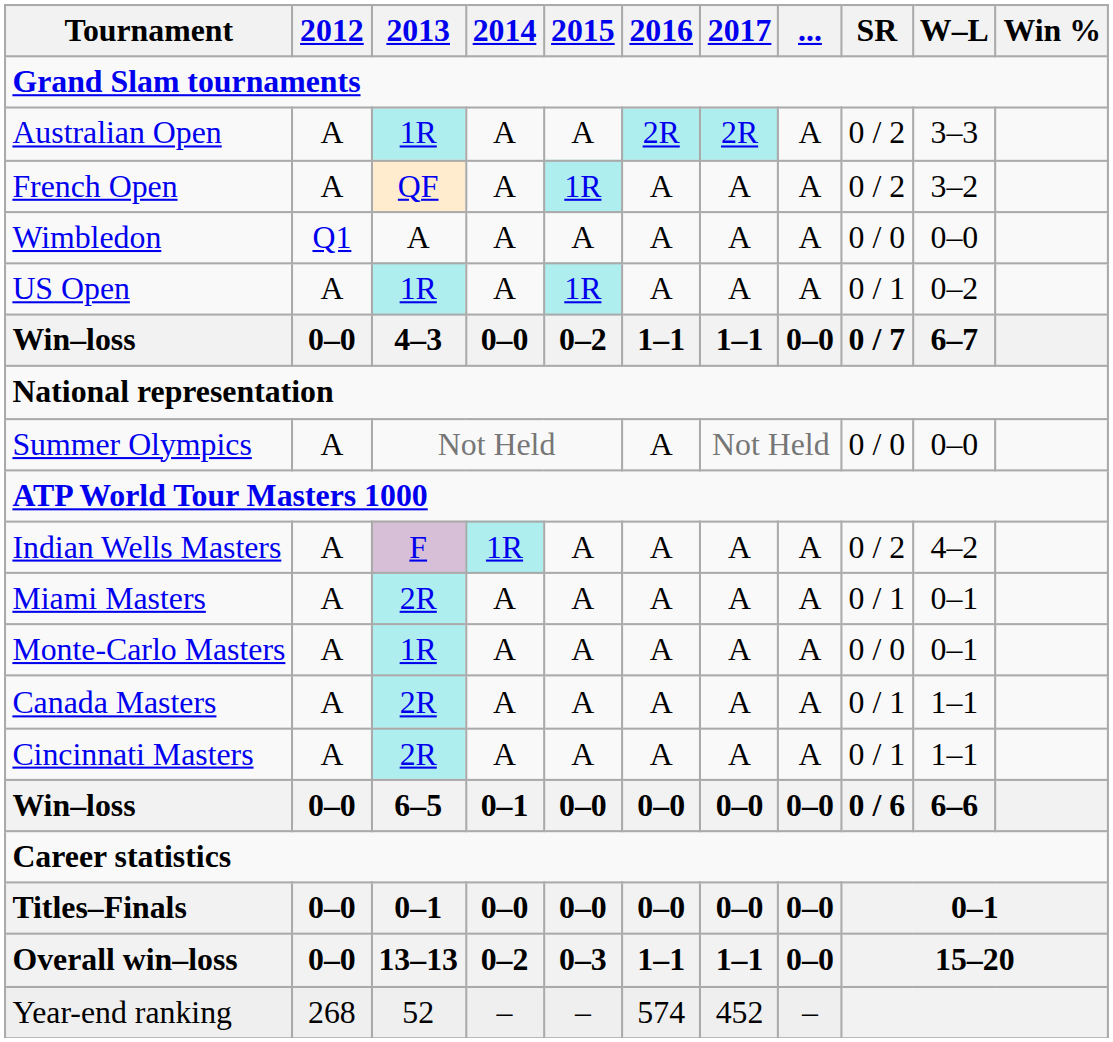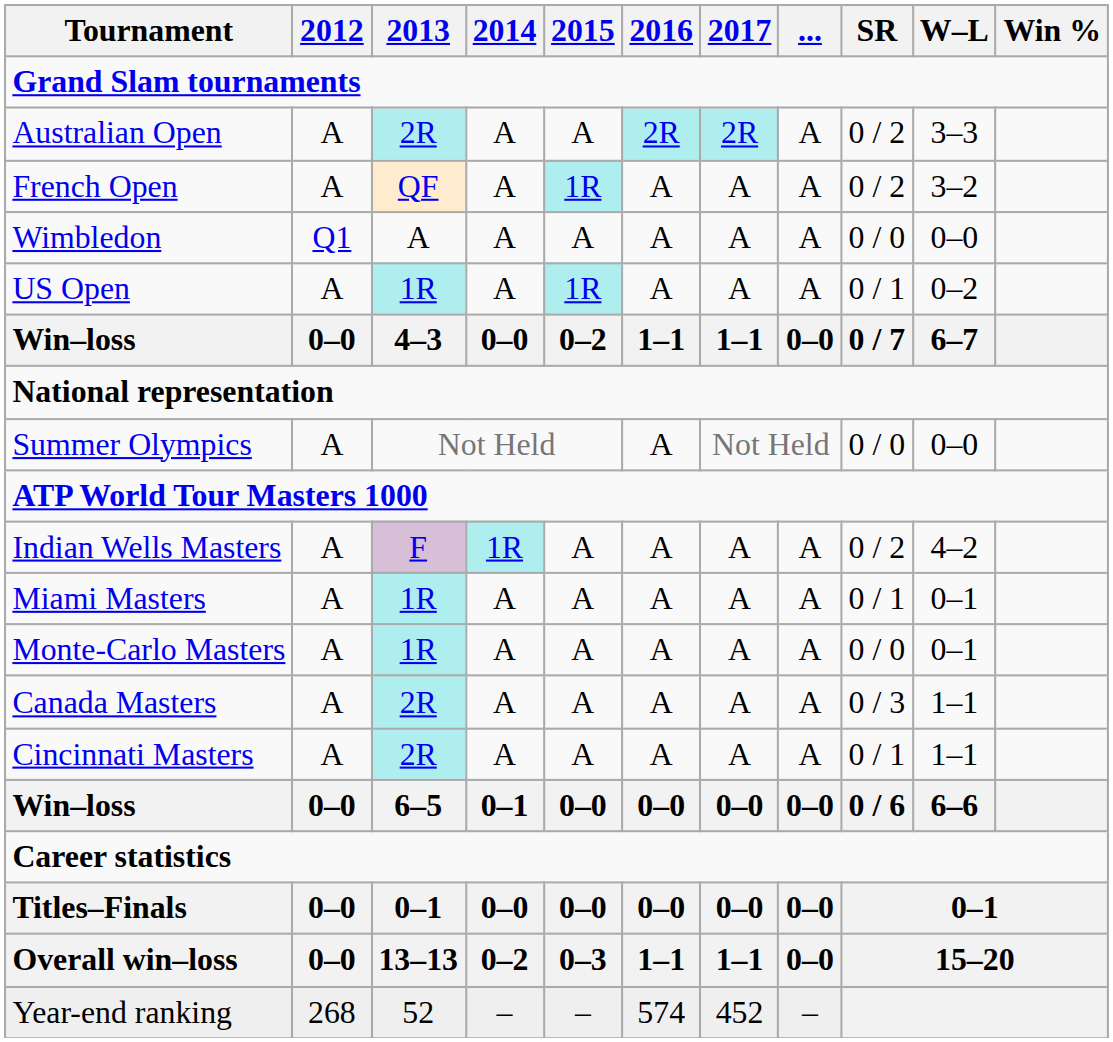(418, 133) 1R -> (418, 133) 2R
(418, 597) 2R -> (418, 597) 1R
(877, 701) 0 / 1 -> (877, 701) 0 / 3
